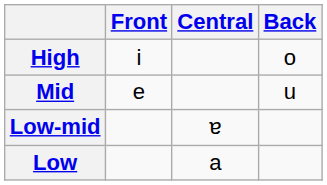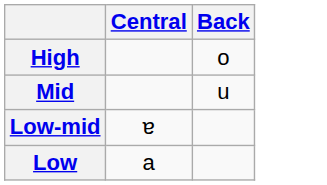- column: (139, 22)
